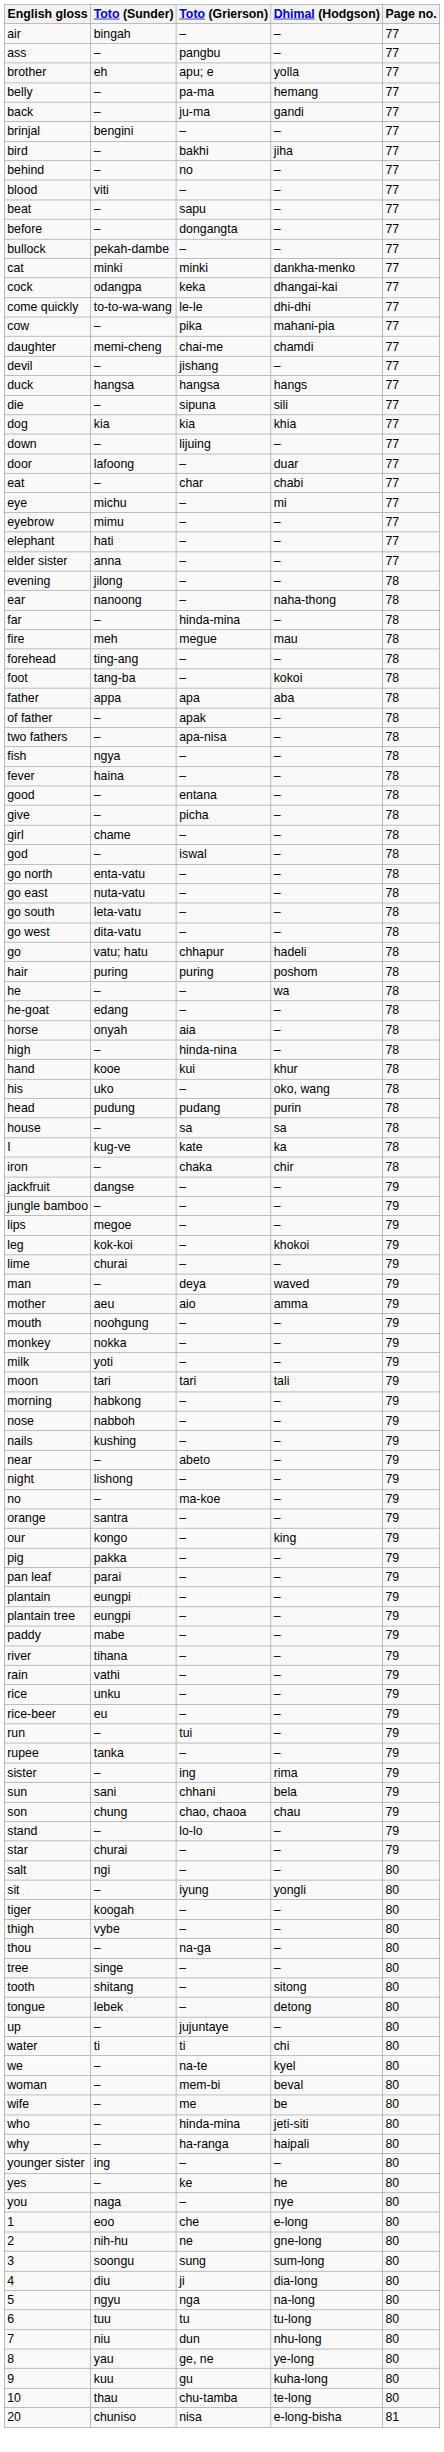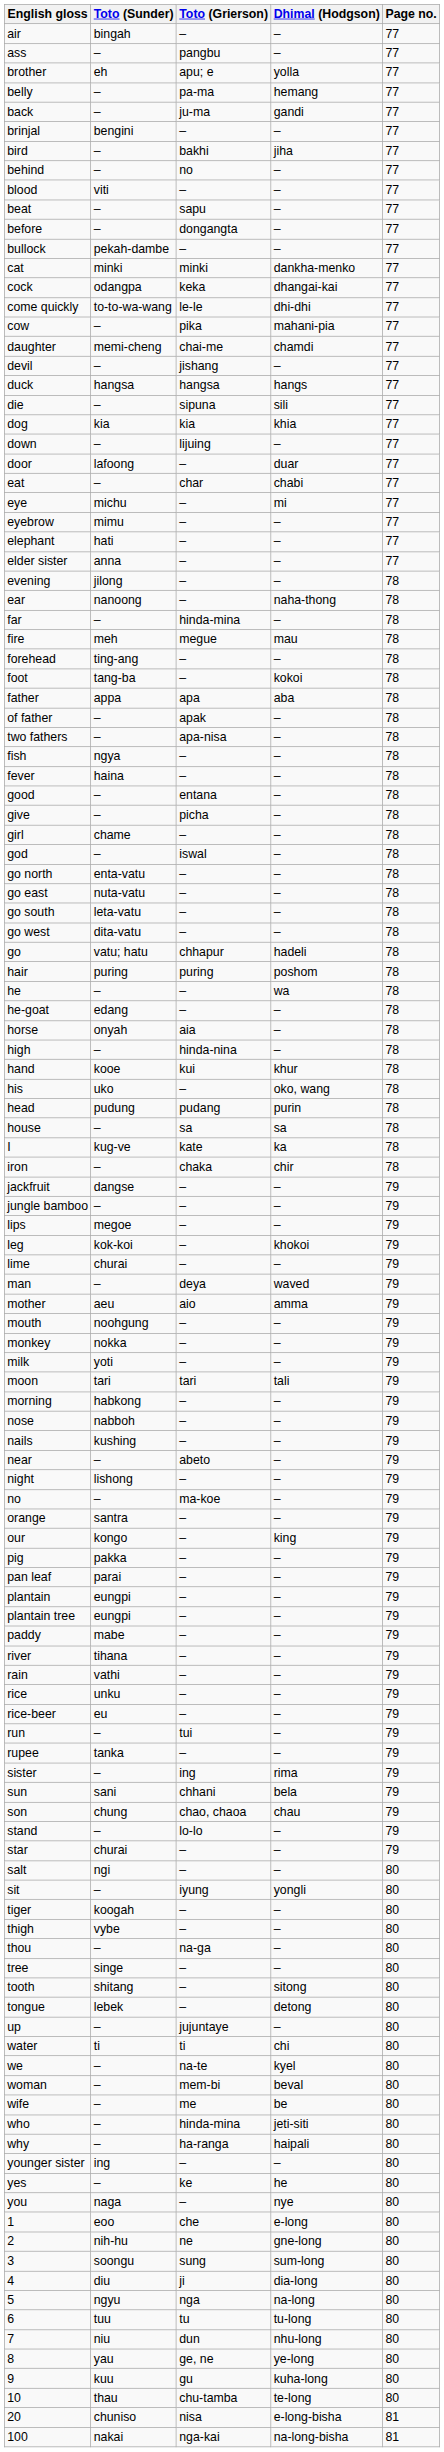+ row: (18, 2437)
